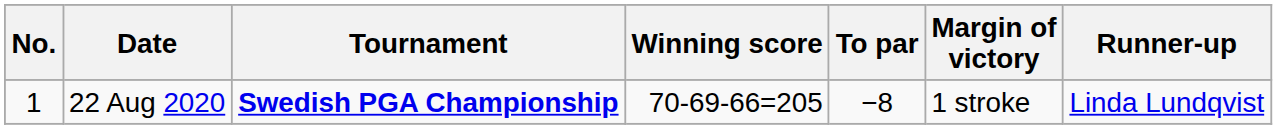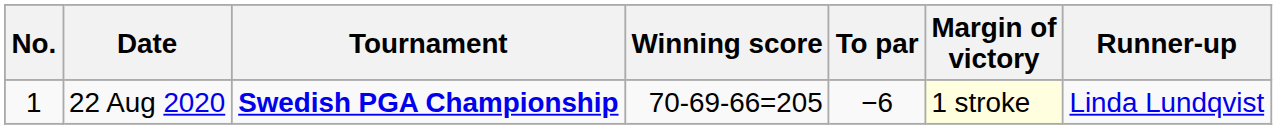(877, 102) −8 -> (877, 102) −6
(981, 102) no background -> (981, 102) lightyellow background
